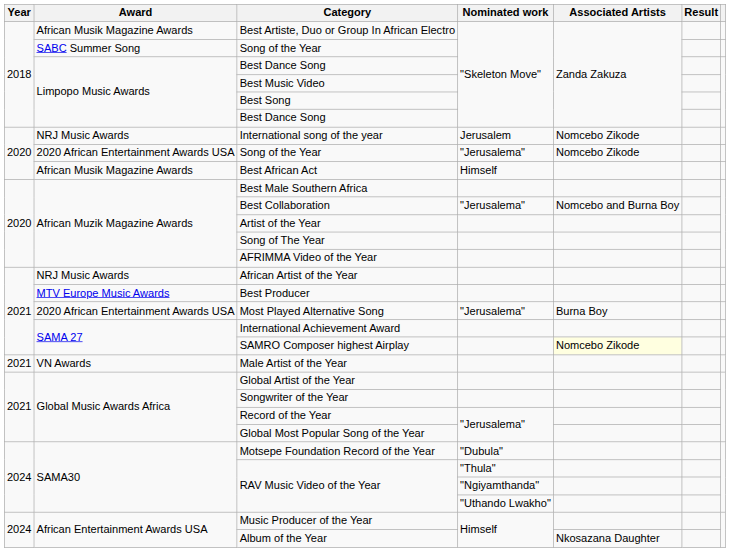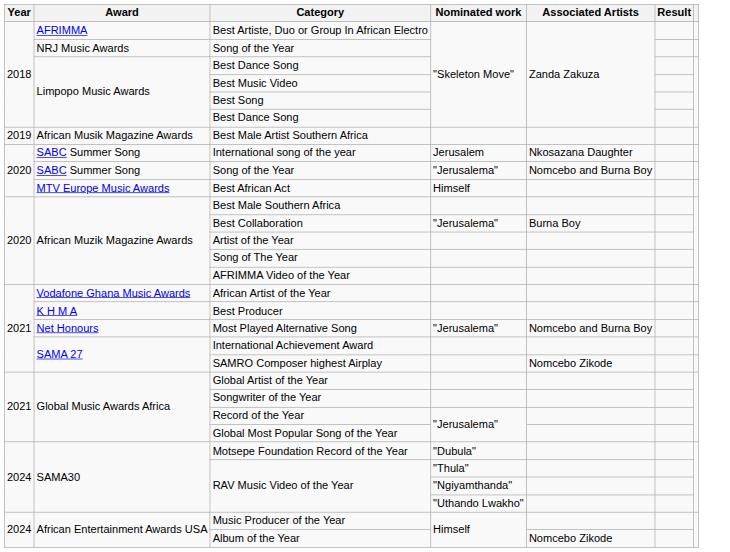(115, 30) African Musik Magazine Awards -> (62, 30) AFRIMMA
(88, 48) SABC Summer Song -> (83, 48) NRJ Music Awards
+ row: (290, 135)
(83, 135) NRJ Music Awards -> (88, 153) SABC Summer Song
(598, 135) Nomcebo Zikode -> (581, 153) Nkosazana Daughter
(136, 153) 2020 African Entertainment Awards USA -> (88, 170) SABC Summer Song
(598, 153) Nomcebo Zikode -> (591, 170) Nomcebo and Burna Boy
(115, 170) African Musik Magazine Awards -> (103, 188) MTV Europe Music Awards
(618, 205) Nomcebo and Burna Boy -> (555, 223) Burna Boy
(83, 275) NRJ Music Awards -> (113, 293) Vodafone Ghana Music Awards
(103, 293) MTV Europe Music Awards -> (57, 310) K H M A
(136, 310) 2020 African Entertainment Awards USA -> (68, 328) Net Honours
(582, 310) Burna Boy -> (591, 328) Nomcebo and Burna Boy
(598, 345) lightyellow background -> (571, 363) no background
- row: (293, 363)
(608, 538) Nkosazana Daughter -> (571, 538) Nomcebo Zikode
